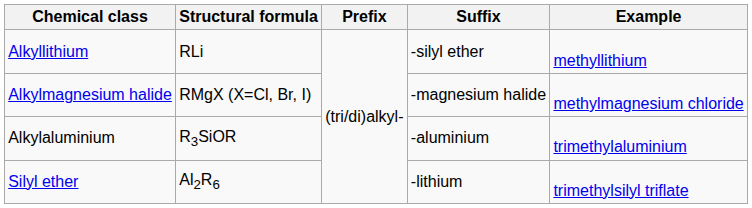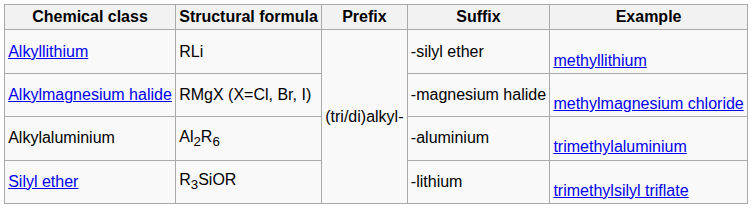(208, 138) R3SiOR -> (200, 138) Al2R6
(200, 182) Al2R6 -> (208, 182) R3SiOR
